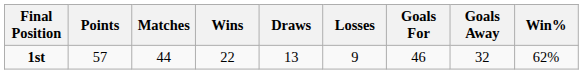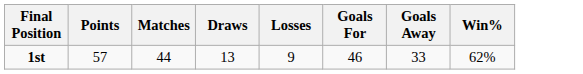- column: (227, 25)
(482, 57) 32 -> (419, 57) 33
